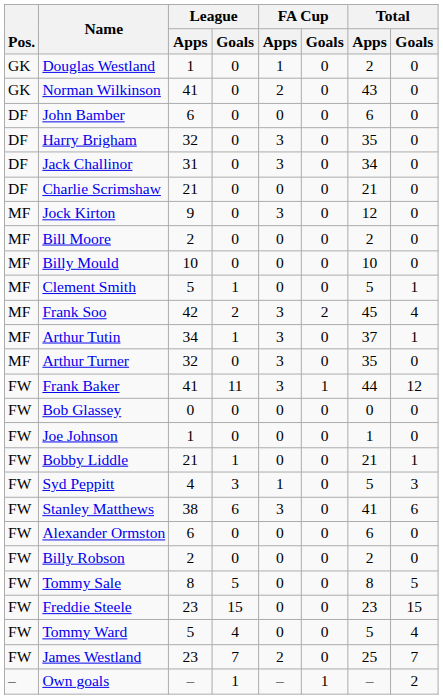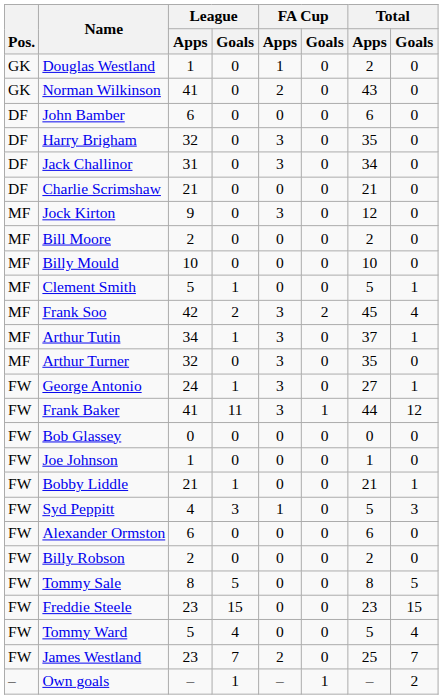+ row: (92, 386)
- row: (98, 509)
